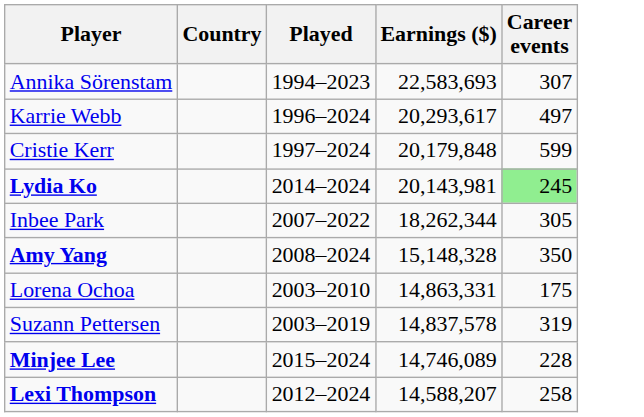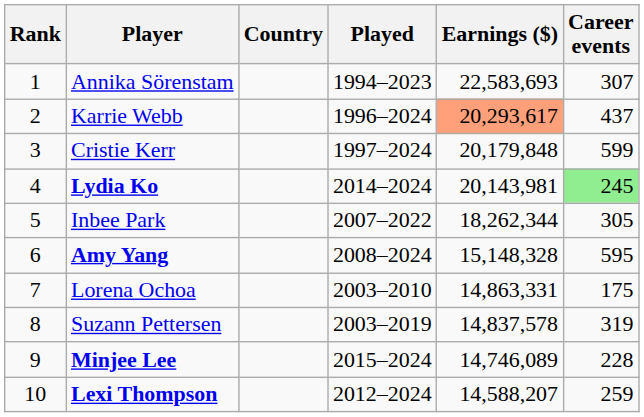+ column: (35, 34)
(447, 116) no background -> (509, 116) lightsalmon background
(556, 116) 497 -> (617, 116) 437
(556, 255) 350 -> (617, 255) 595
(556, 394) 258 -> (617, 394) 259
